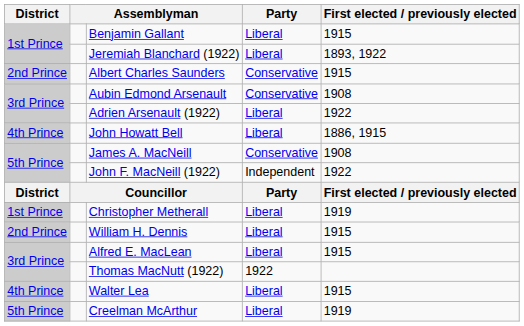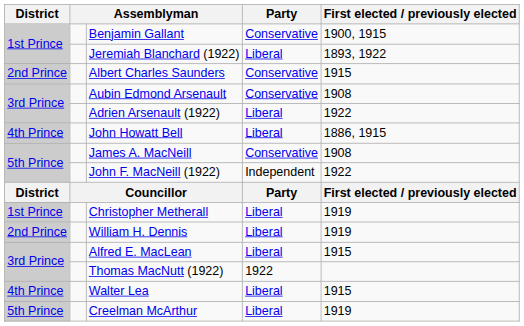(264, 34) Liberal -> (282, 34) Conservative
(338, 34) 1915 -> (355, 34) 1900, 1915
(338, 232) 1915 -> (338, 232) 1919
